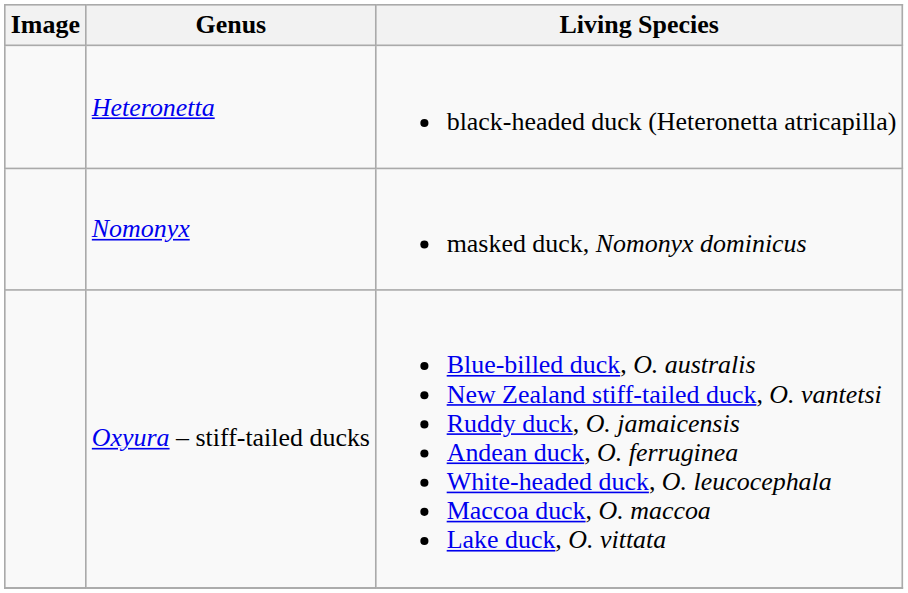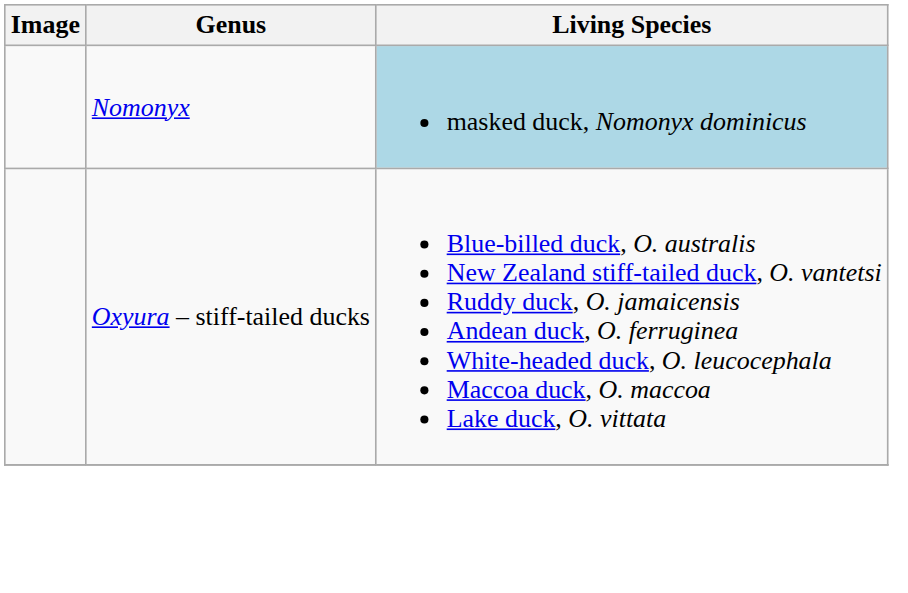- row: (153, 106)
(639, 244) no background -> (632, 122) lightblue background
